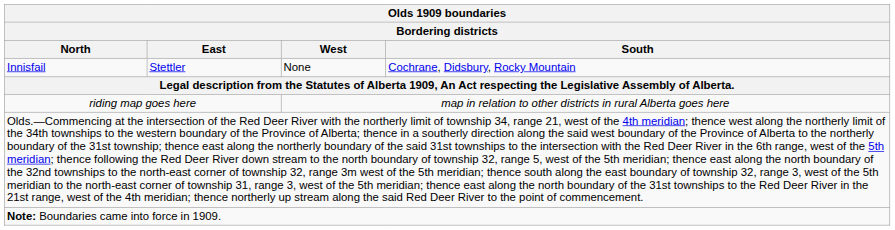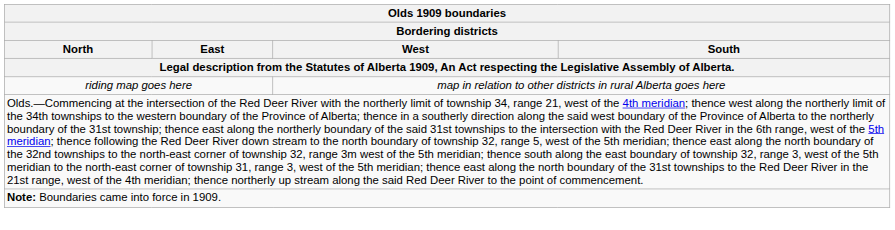- row: (26, 67)
